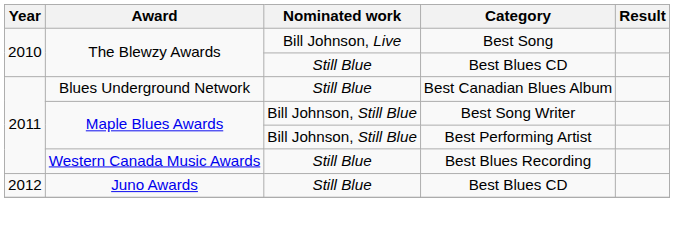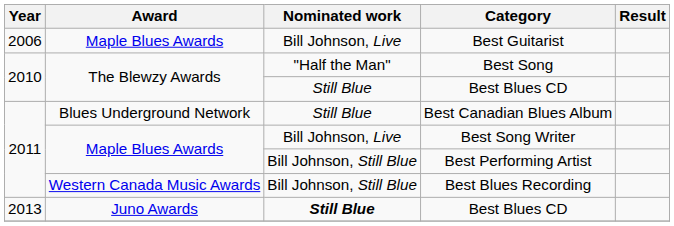+ row: (155, 40)
(342, 40) Bill Johnson, Live -> (342, 64) "Half the Man"
(342, 112) Bill Johnson, Still Blue -> (342, 137) Bill Johnson, Live
(342, 161) Still Blue -> (342, 185) Bill Johnson, Still Blue
(25, 185) 2012 -> (25, 209) 2013
(342, 185) normal -> (342, 209) bold
